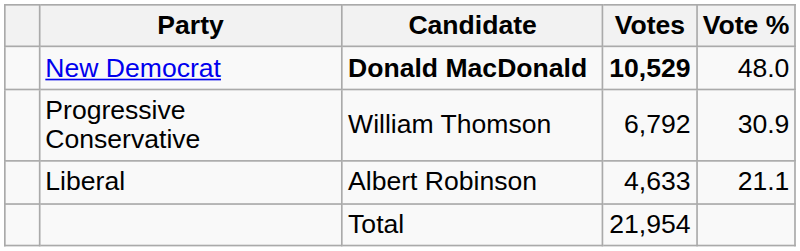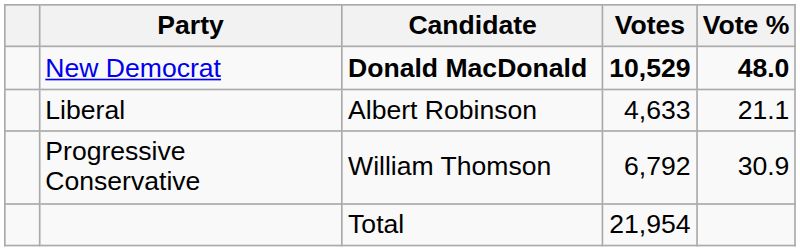(764, 67) normal -> (764, 67) bold
rows swapped: (123, 124) <-> (85, 181)
